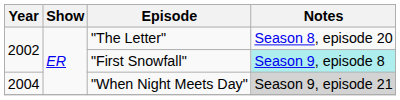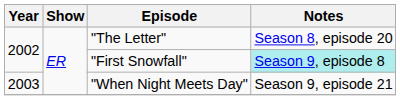(24, 84) 2004 -> (24, 84) 2003
(324, 84) lightgrey background -> (324, 84) no background
